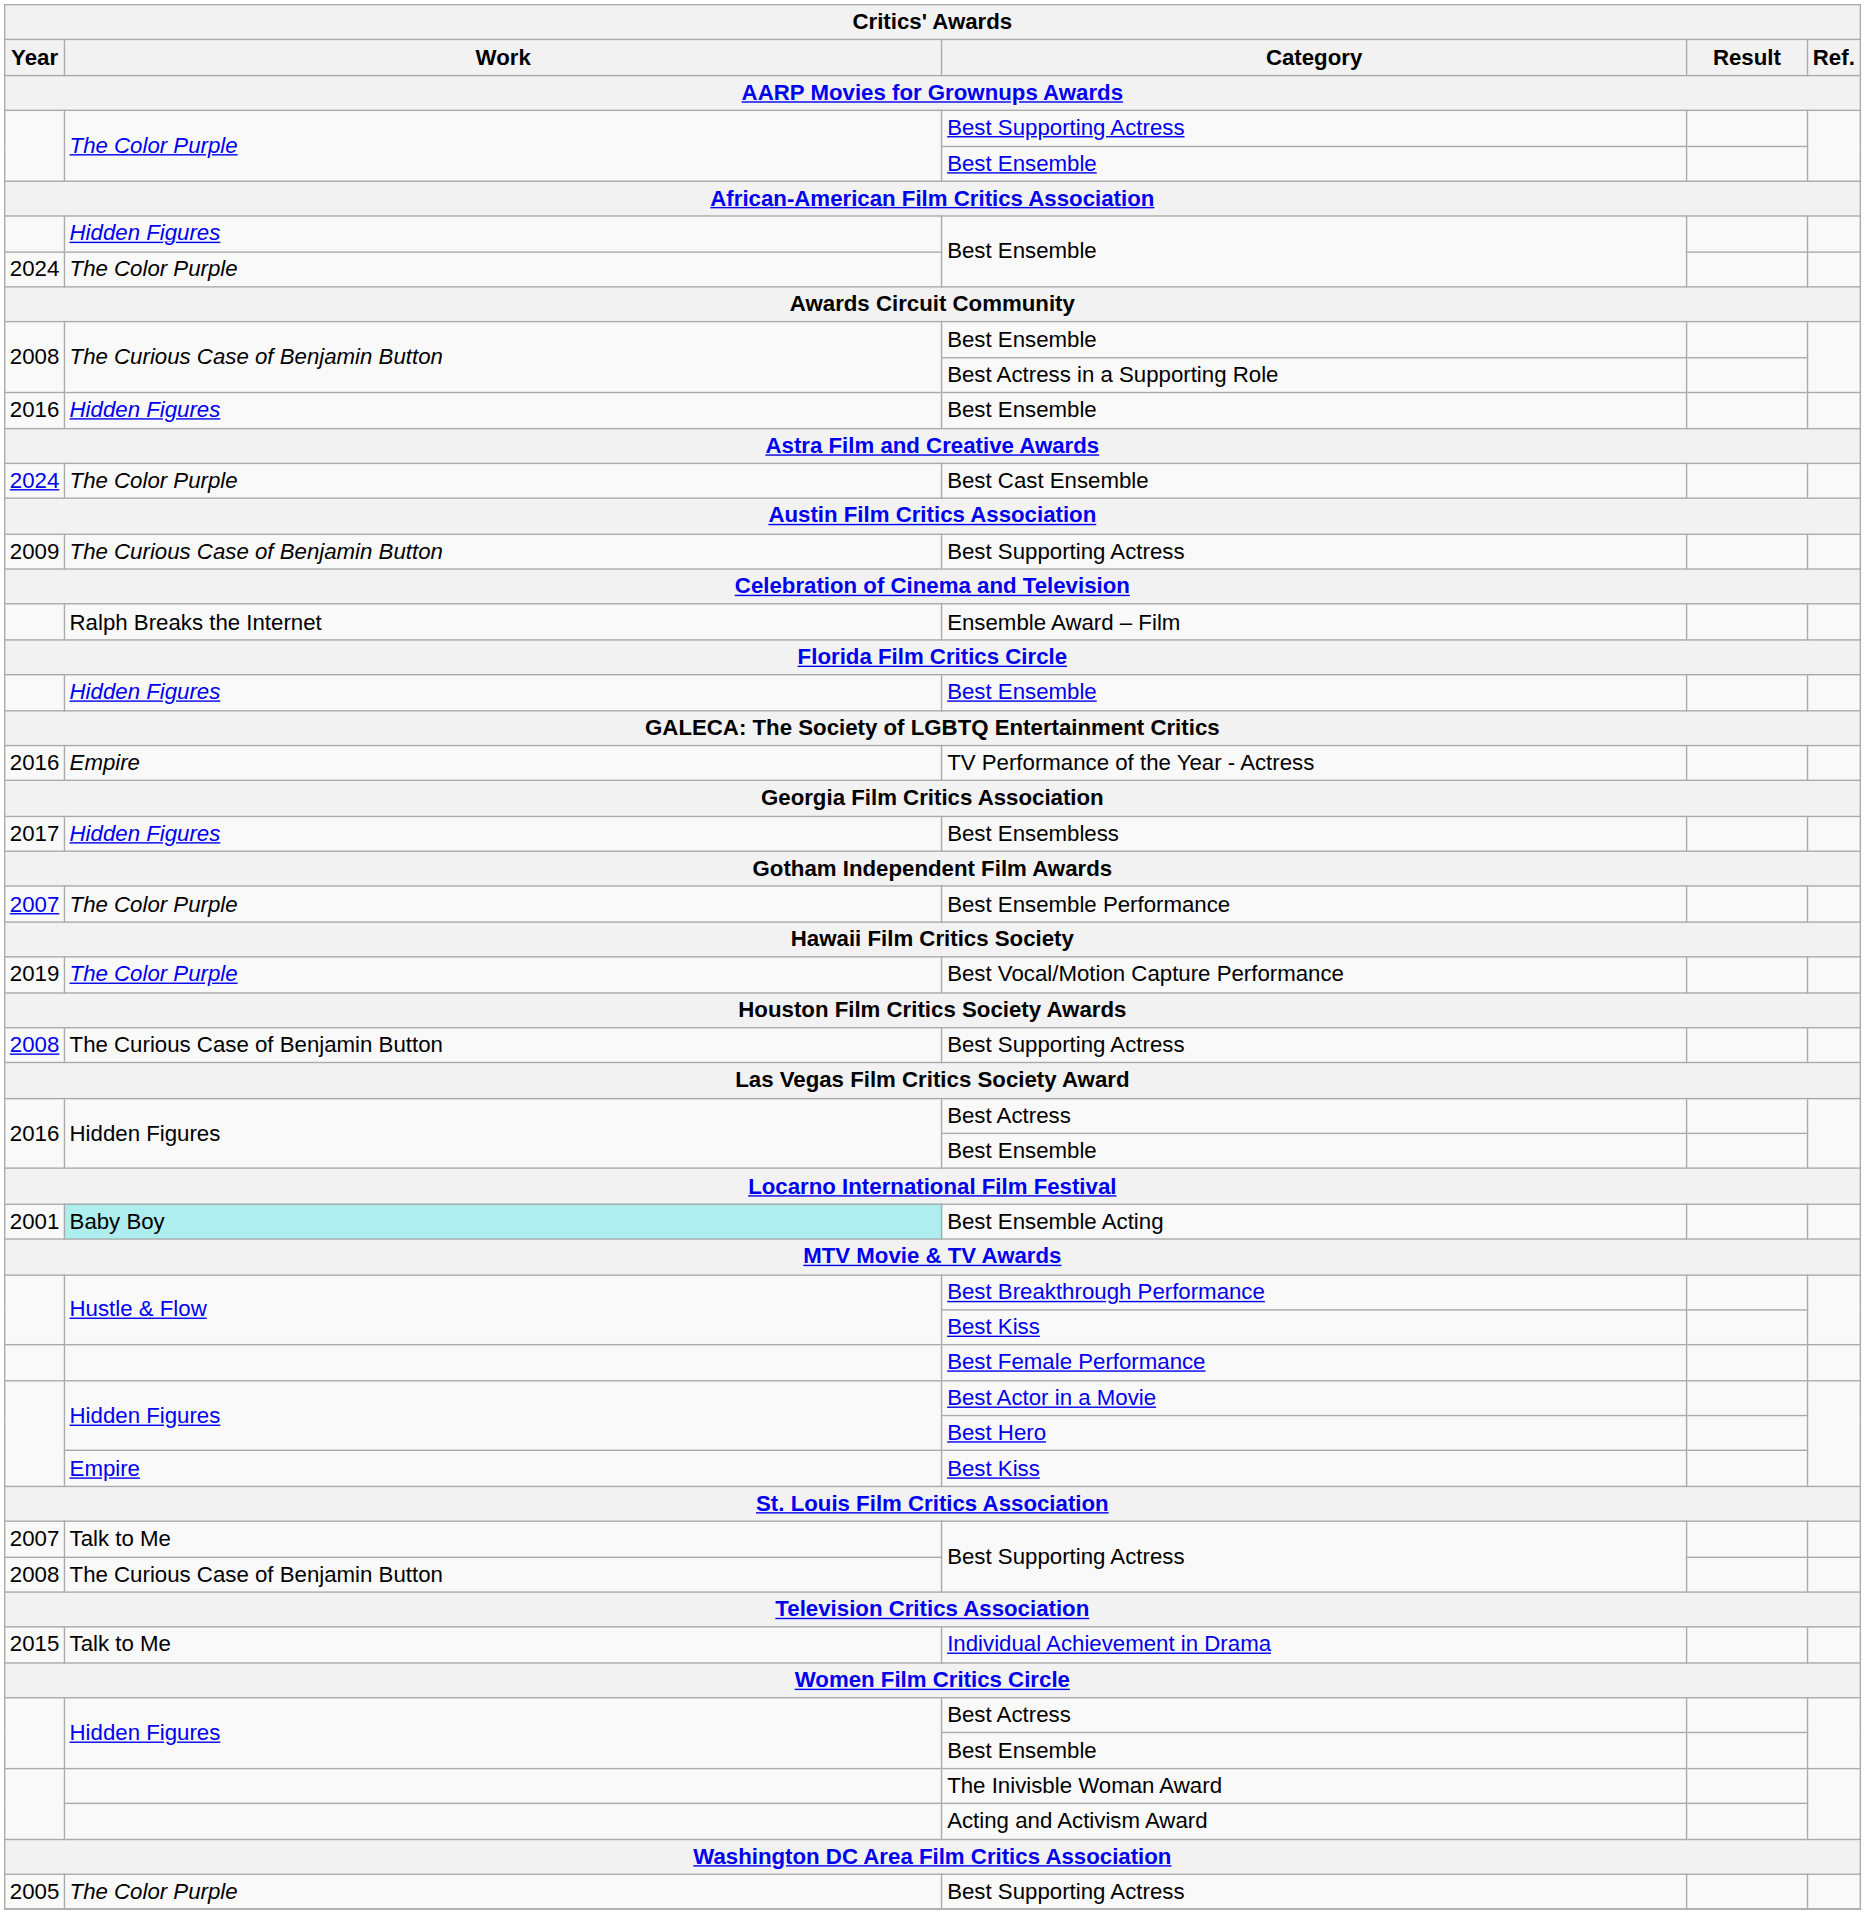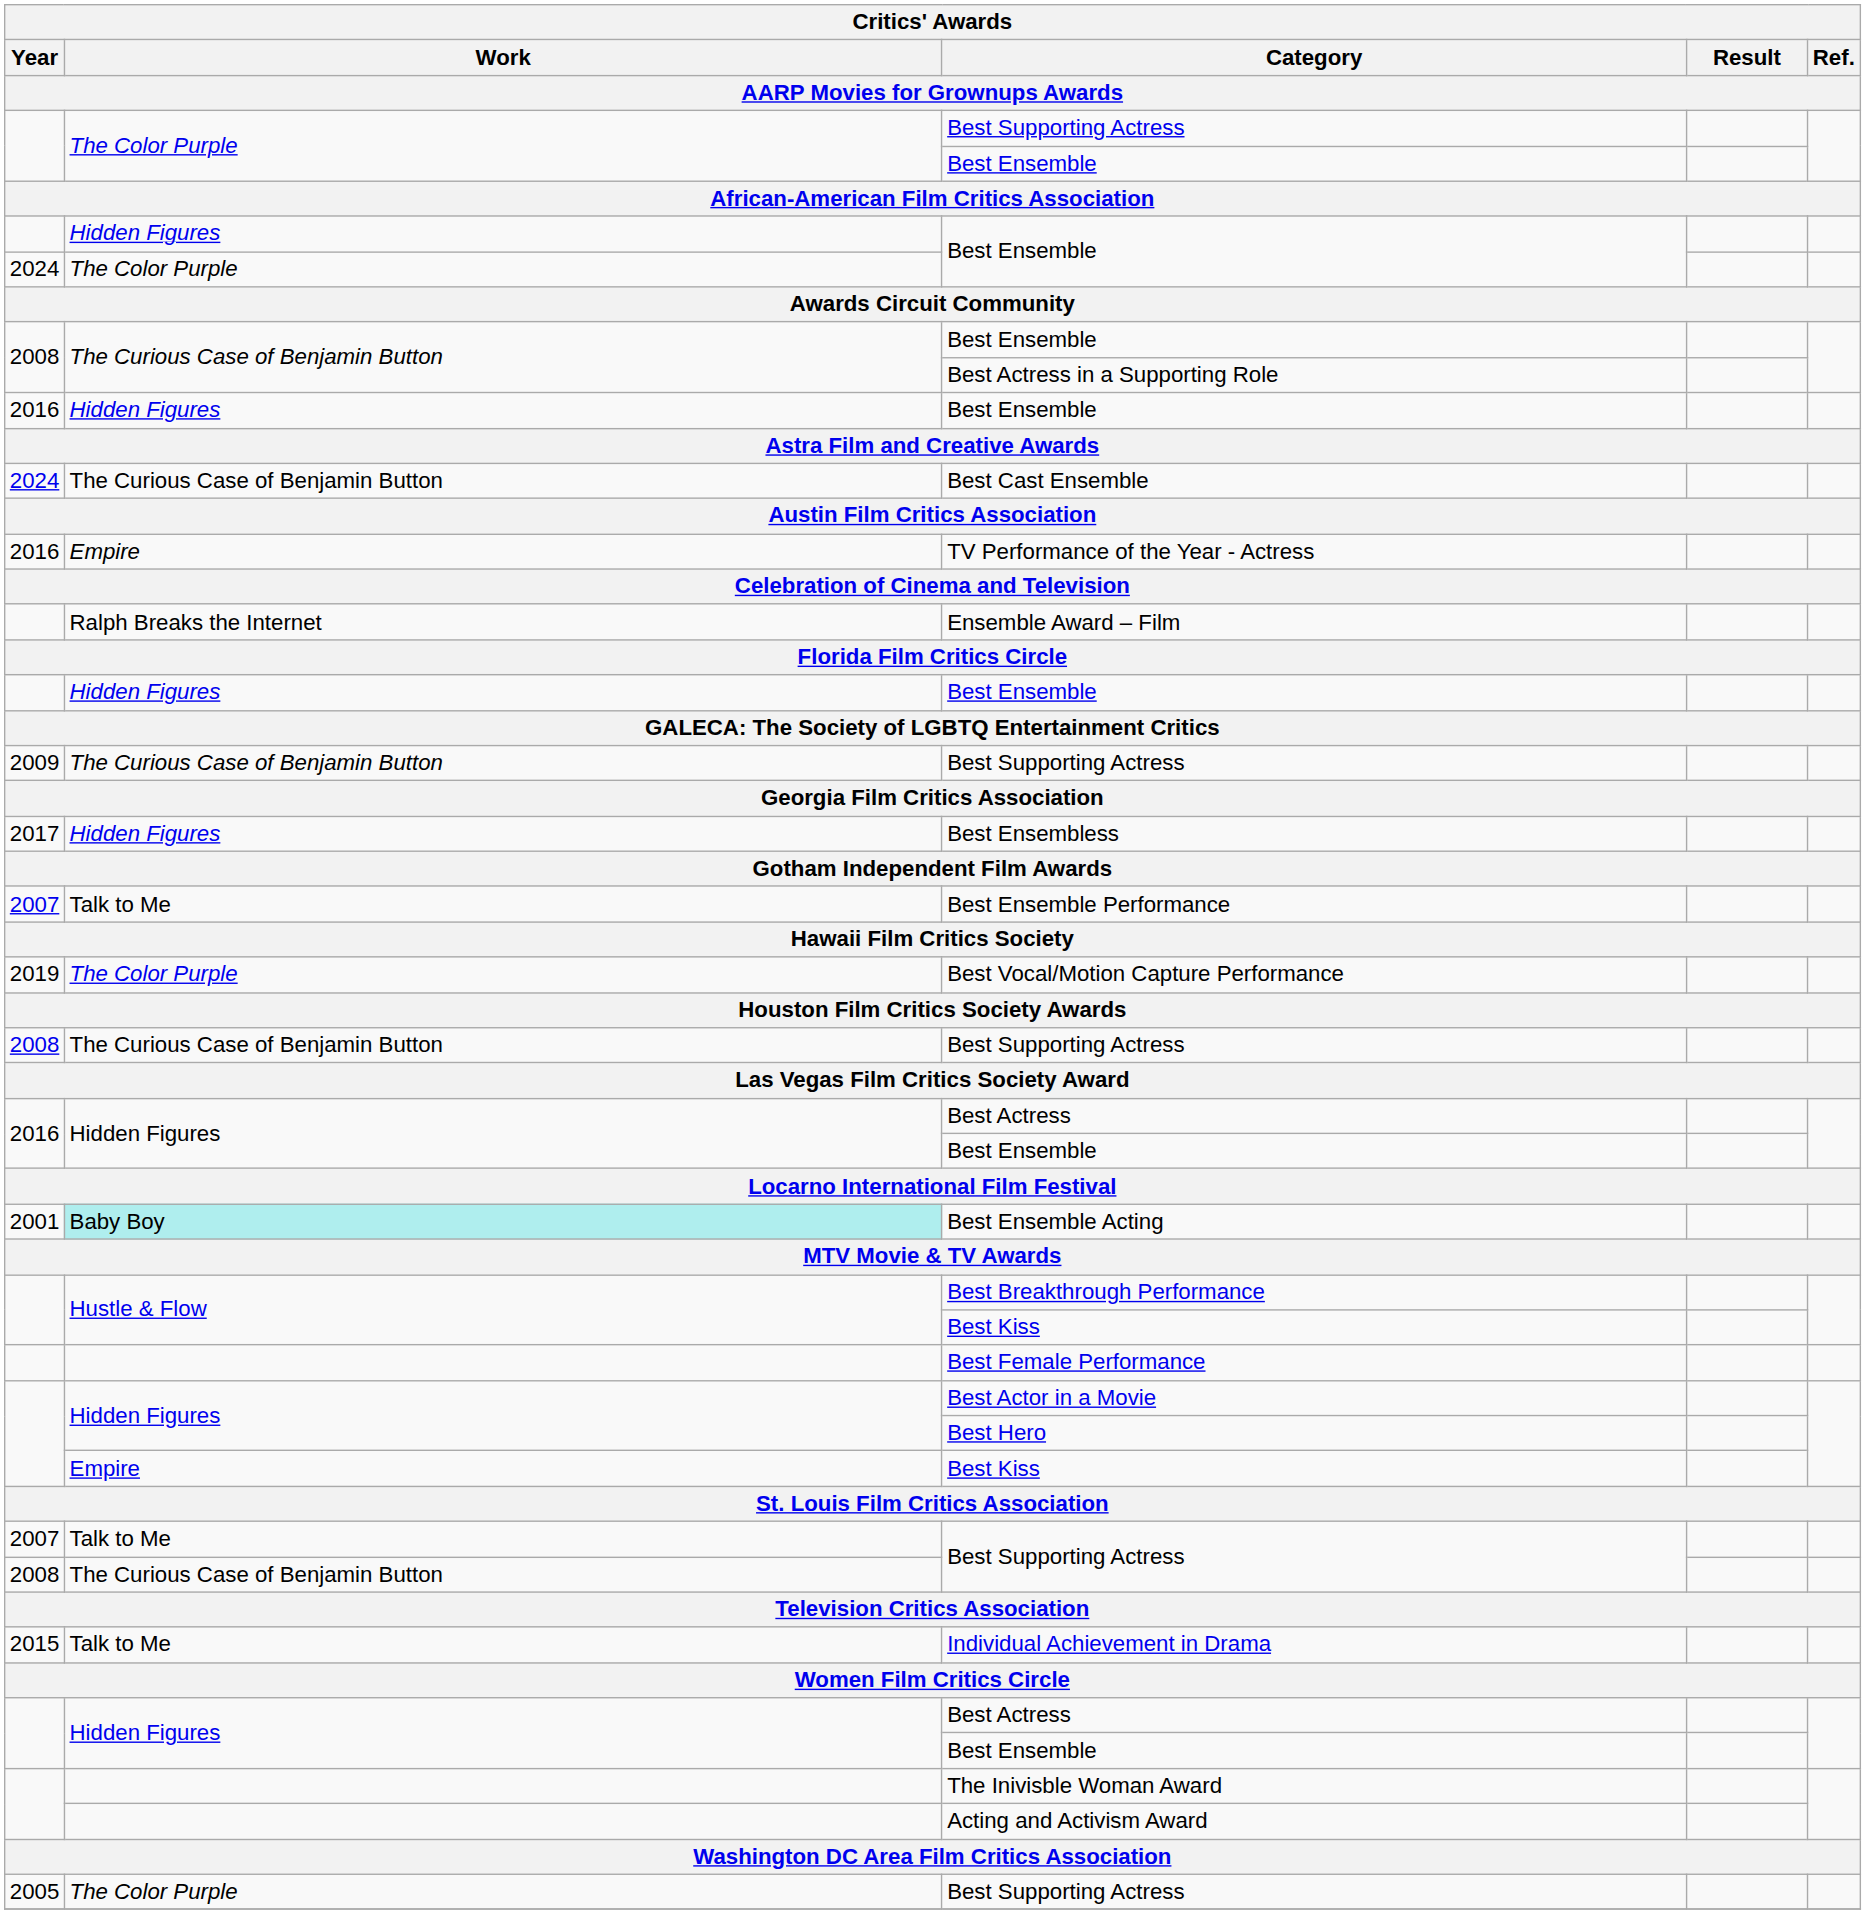(154, 480) The Color Purple -> (256, 480) The Curious Case of Benjamin Button
rows swapped: (35, 551) <-> (35, 762)
(154, 903) The Color Purple -> (120, 903) Talk to Me
